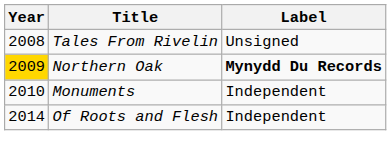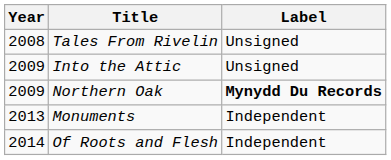+ row: (117, 67)
(27, 67) gold background -> (27, 92) no background
(27, 92) 2010 -> (27, 117) 2013
